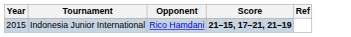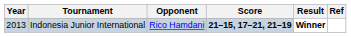+ column: (311, 12)
(16, 26) 2015 -> (16, 26) 2013
